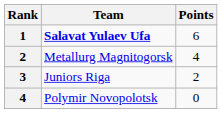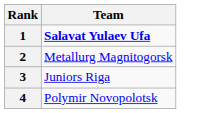- column: (196, 14)
